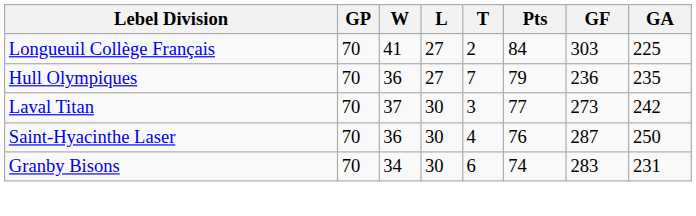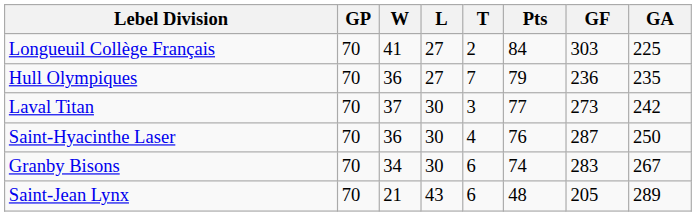(647, 166) 231 -> (647, 166) 267
+ row: (69, 195)
